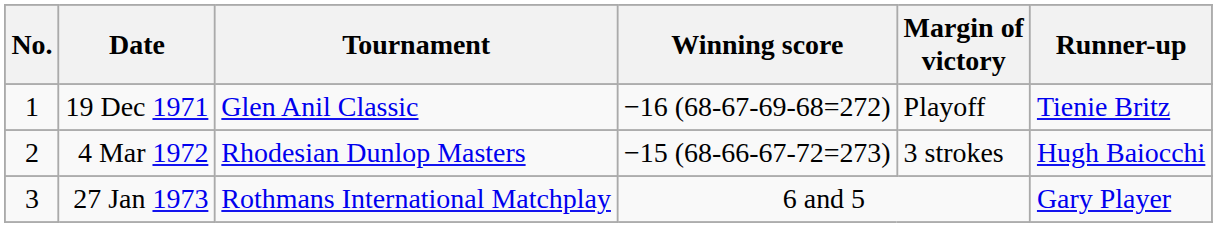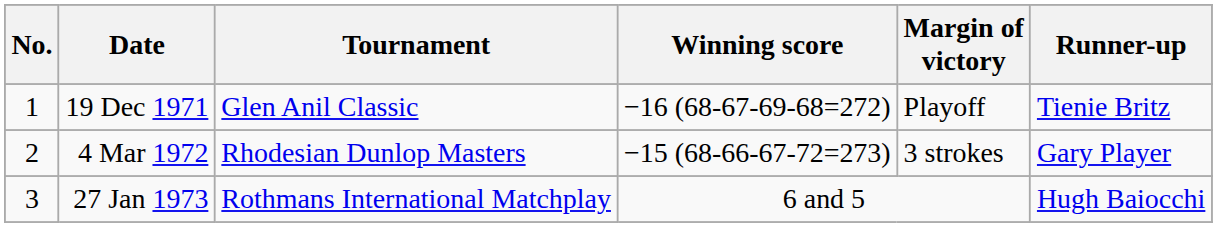(1121, 153) Hugh Baiocchi -> (1104, 153) Gary Player
(1104, 199) Gary Player -> (1121, 199) Hugh Baiocchi
